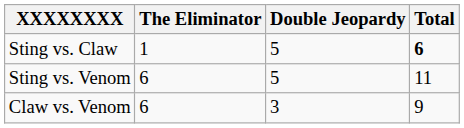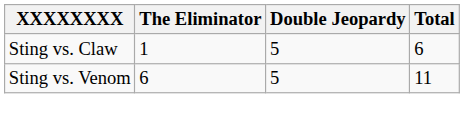(419, 48) bold -> (419, 48) normal
- row: (70, 107)
